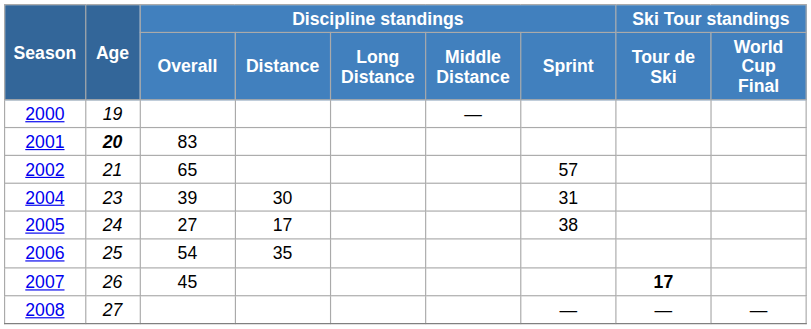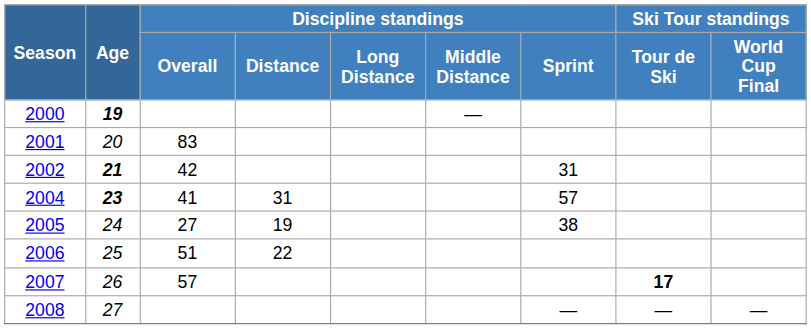(113, 114) normal -> (113, 114) bold
(113, 142) bold -> (113, 142) normal
(113, 170) normal -> (113, 170) bold
(187, 170) 65 -> (187, 170) 42
(568, 170) 57 -> (568, 170) 31
(113, 198) normal -> (113, 198) bold
(187, 198) 39 -> (187, 198) 41
(283, 198) 30 -> (283, 198) 31
(568, 198) 31 -> (568, 198) 57
(283, 226) 17 -> (283, 226) 19
(187, 254) 54 -> (187, 254) 51
(283, 254) 35 -> (283, 254) 22
(187, 281) 45 -> (187, 281) 57
